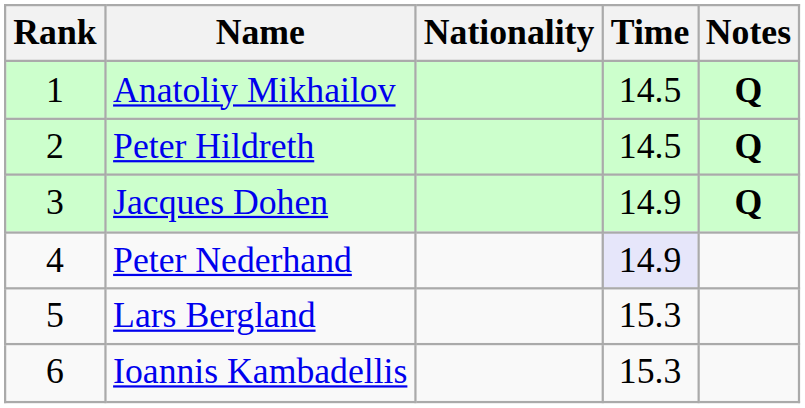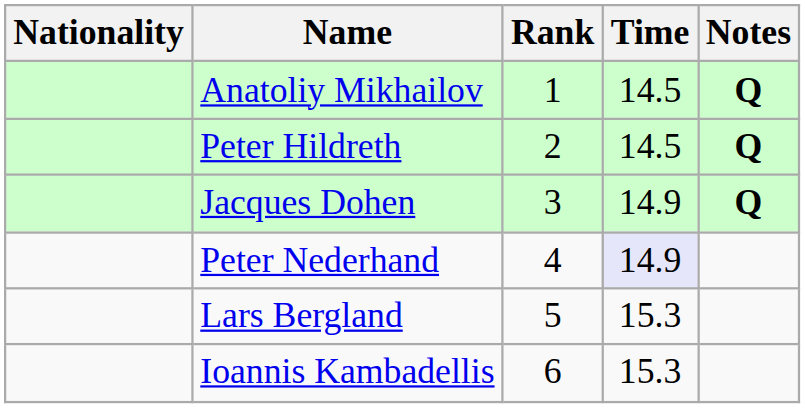columns swapped: (55, 32) <-> (509, 32)
